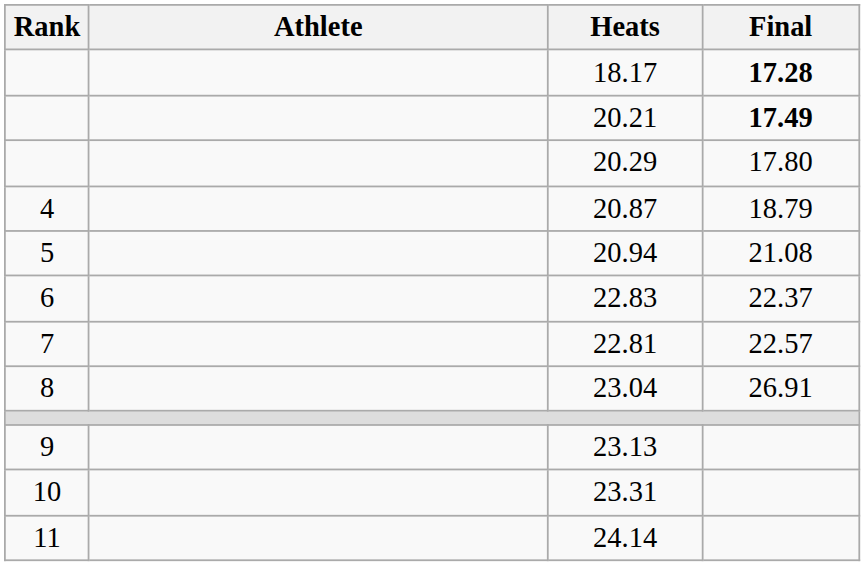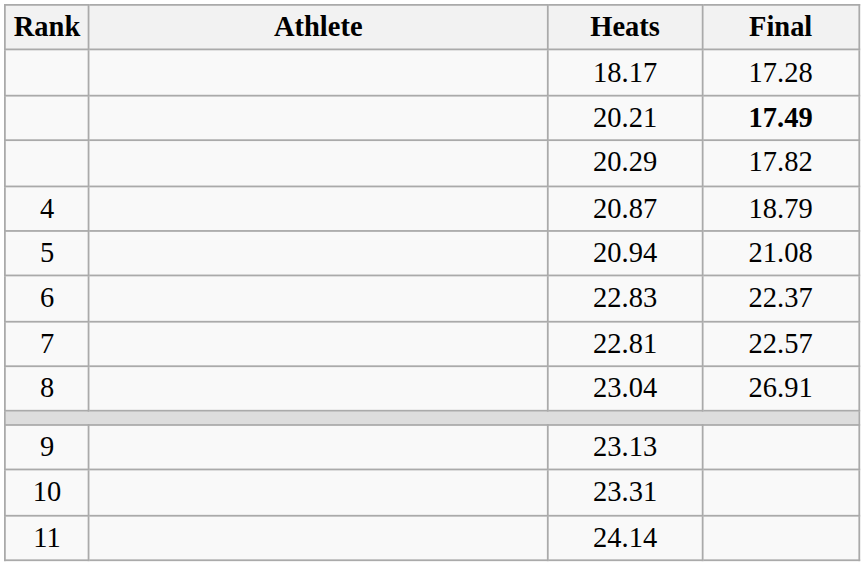(781, 72) bold -> (781, 72) normal
(781, 162) 17.80 -> (781, 162) 17.82
